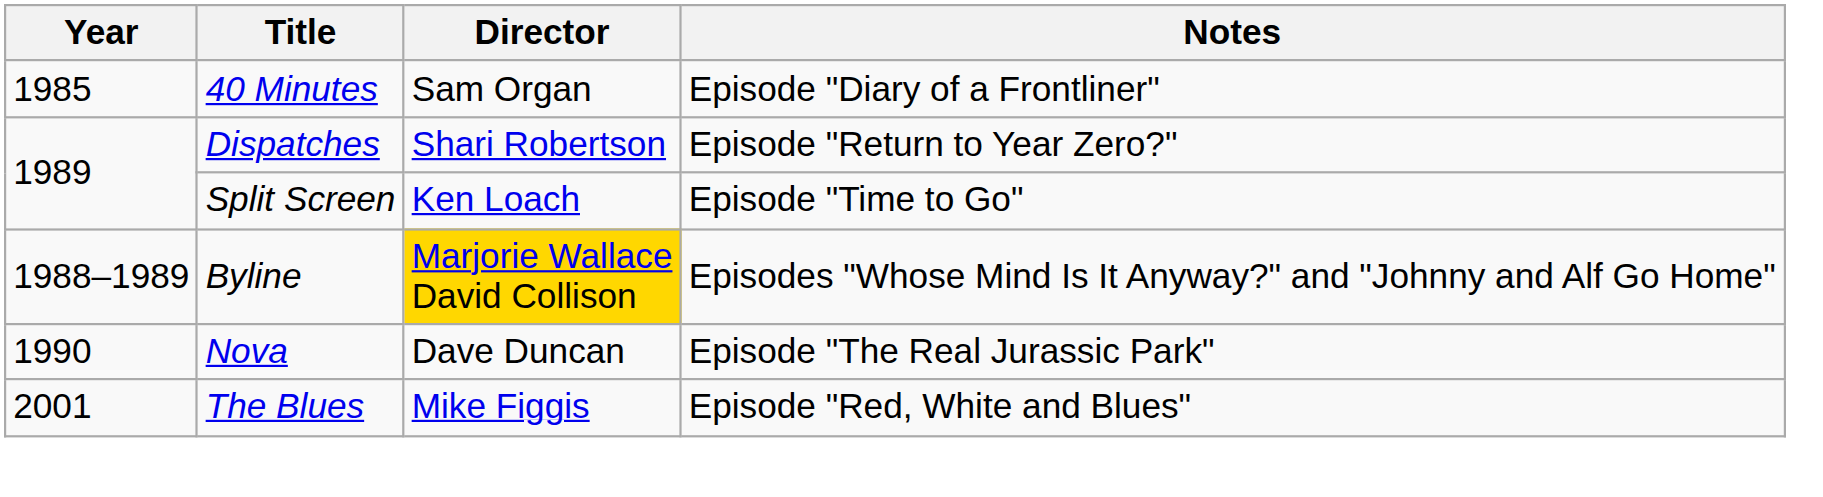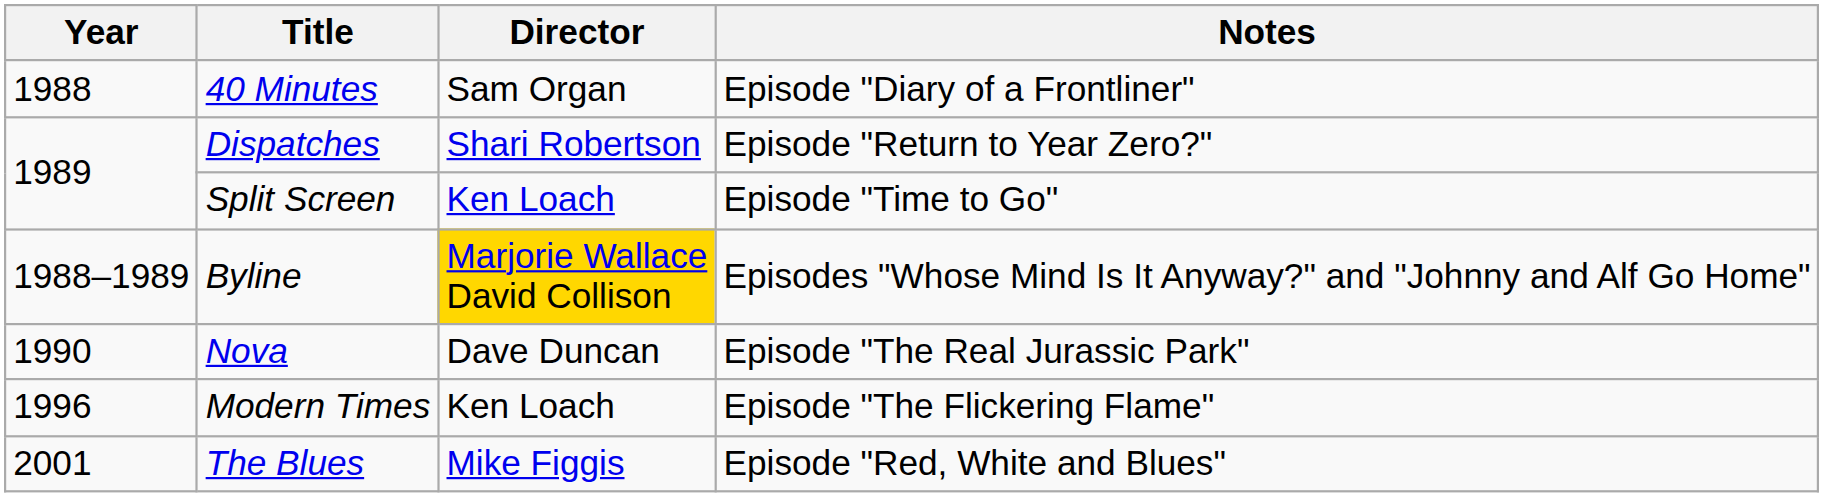(52, 88) 1985 -> (52, 88) 1988
+ row: (318, 406)
